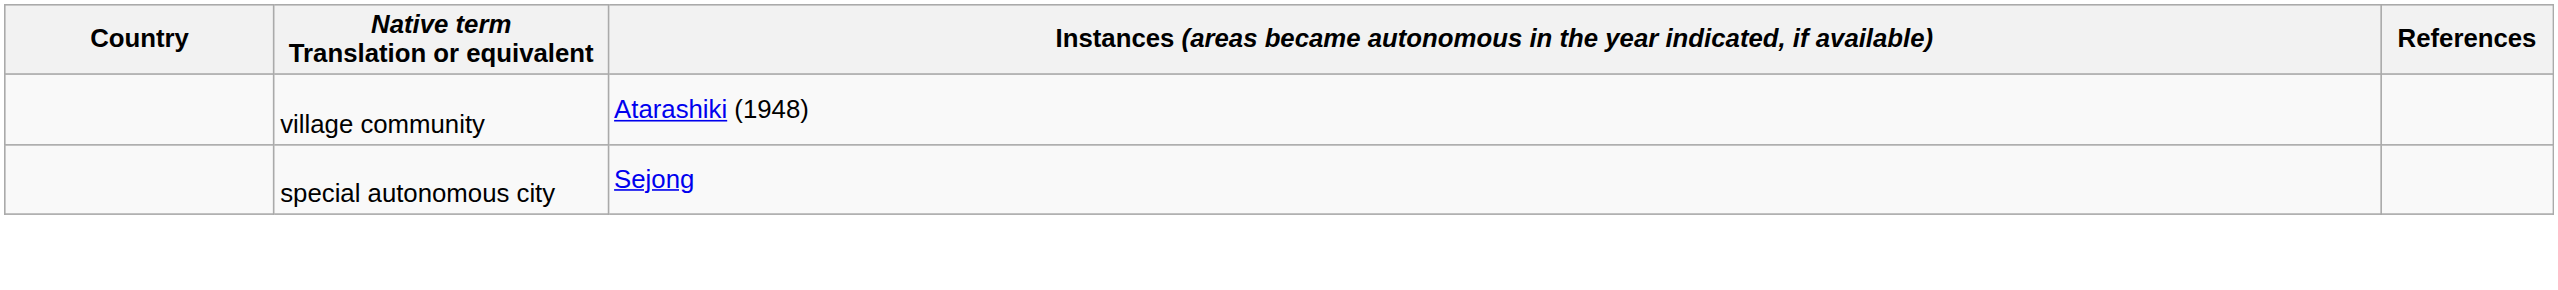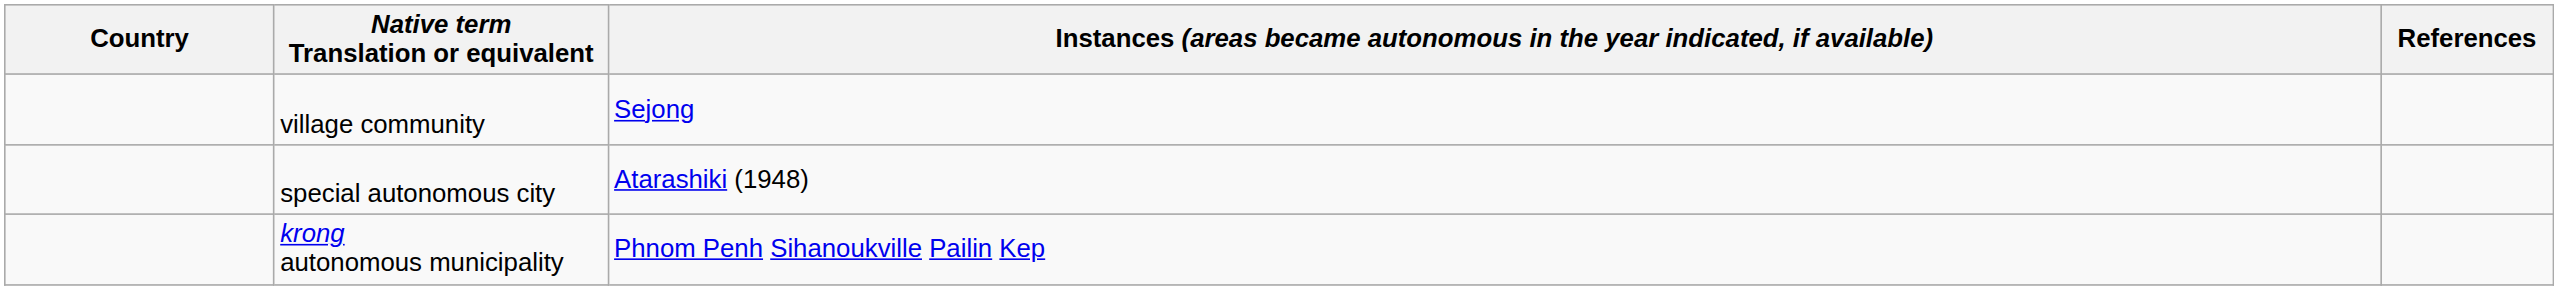(711, 109) Atarashiki (1948) -> (654, 109) Sejong
(654, 179) Sejong -> (711, 179) Atarashiki (1948)
+ row: (422, 248)
